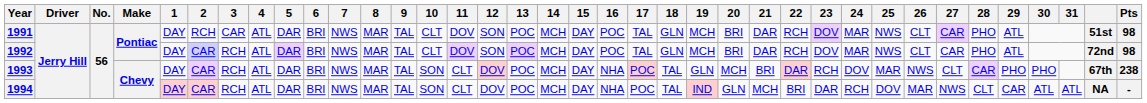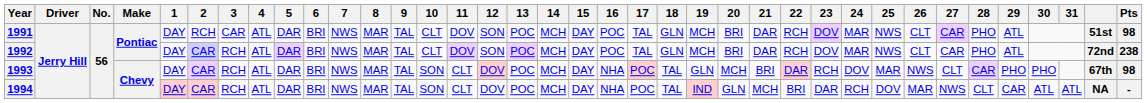(1129, 51) 98 -> (1129, 51) 238
(1129, 70) 238 -> (1129, 70) 98
